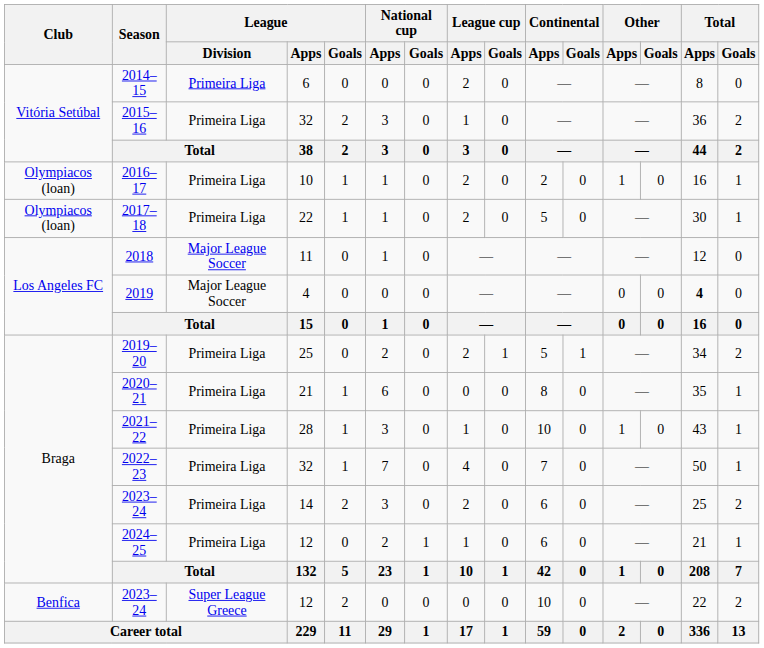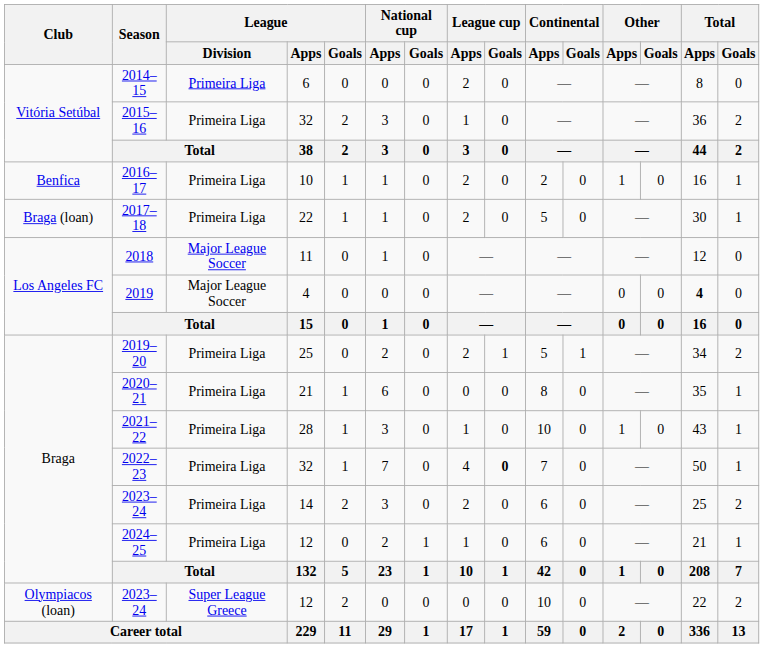(58, 180) Olympiacos (loan) -> (58, 180) Benfica
(58, 218) Olympiacos (loan) -> (58, 218) Braga (loan)
(505, 466) normal -> (505, 466) bold
(58, 602) Benfica -> (58, 602) Olympiacos (loan)
